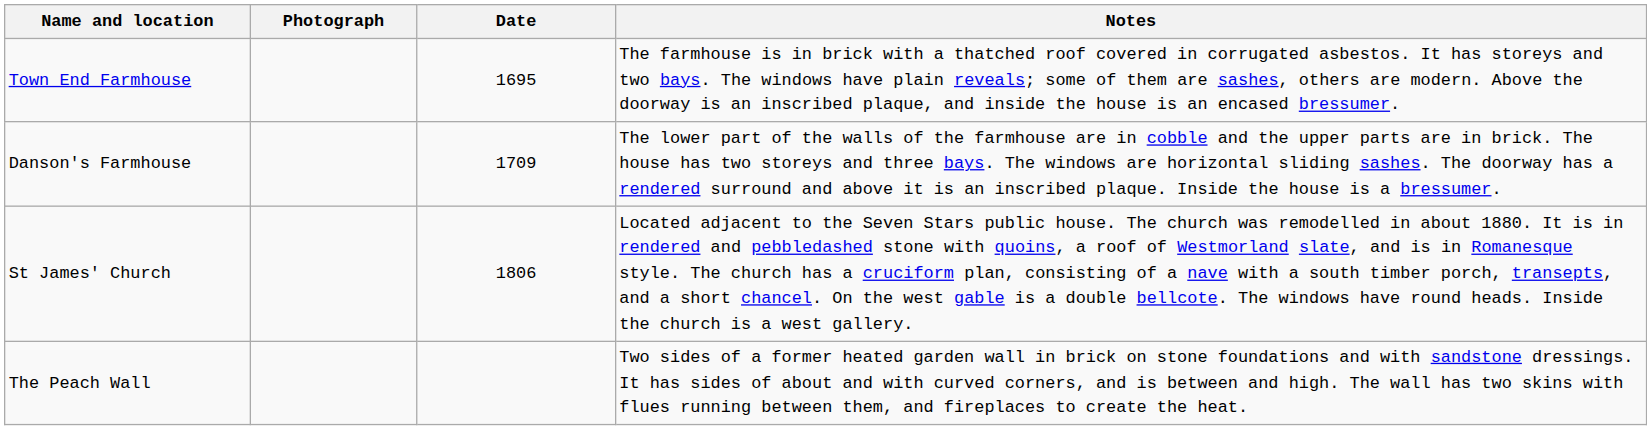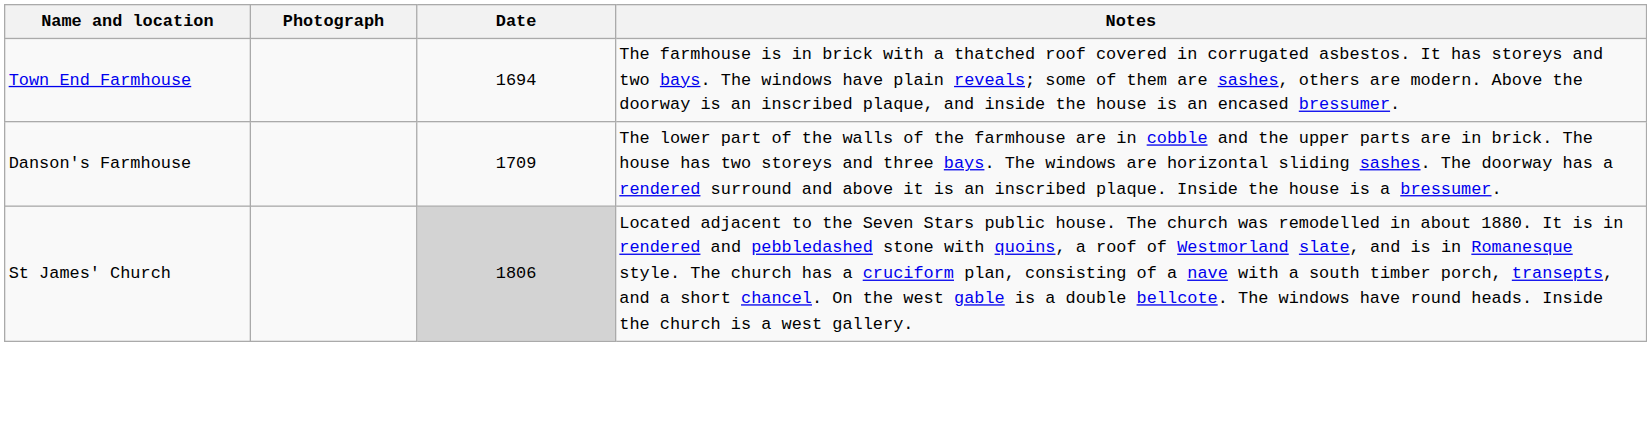(516, 80) 1695 -> (516, 80) 1694
(516, 273) no background -> (516, 273) lightgrey background
- row: (80, 383)
